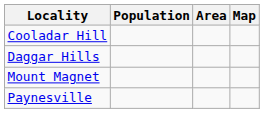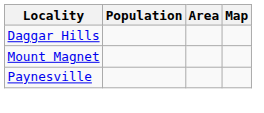- row: (57, 36)
